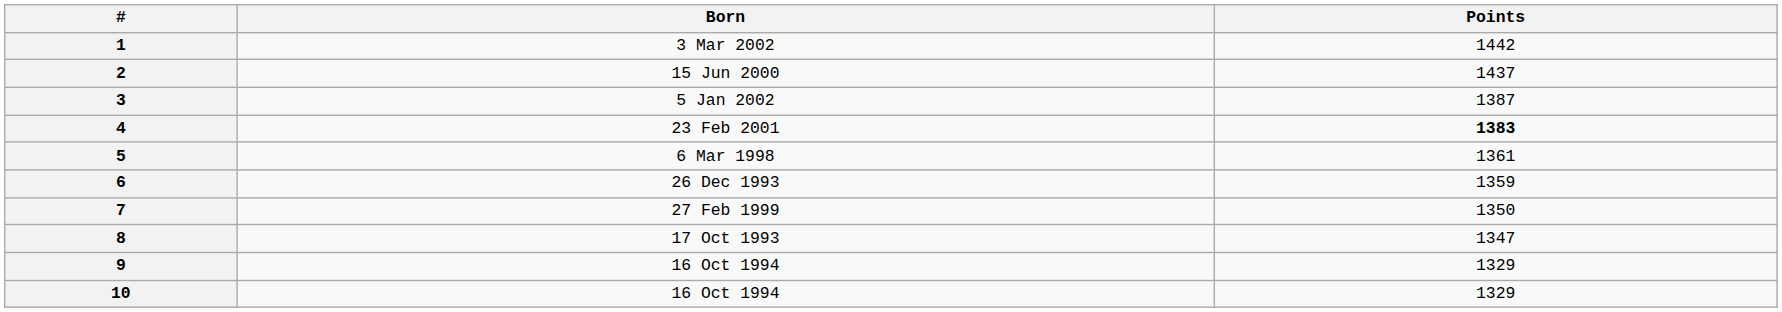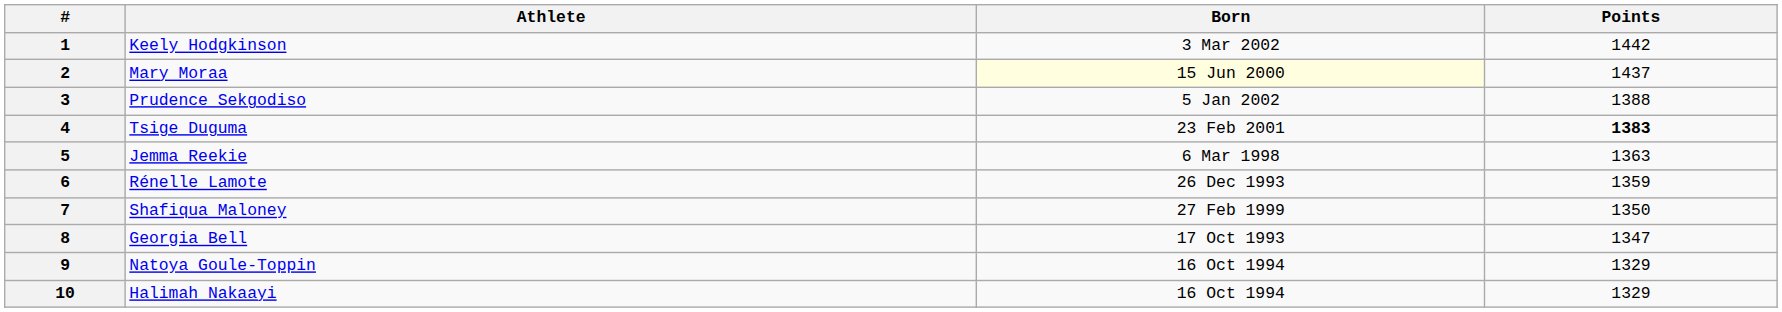+ column: (551, 18)
(725, 73) no background -> (1231, 73) lightyellow background
(1496, 101) 1387 -> (1631, 101) 1388
(1496, 156) 1361 -> (1631, 156) 1363
